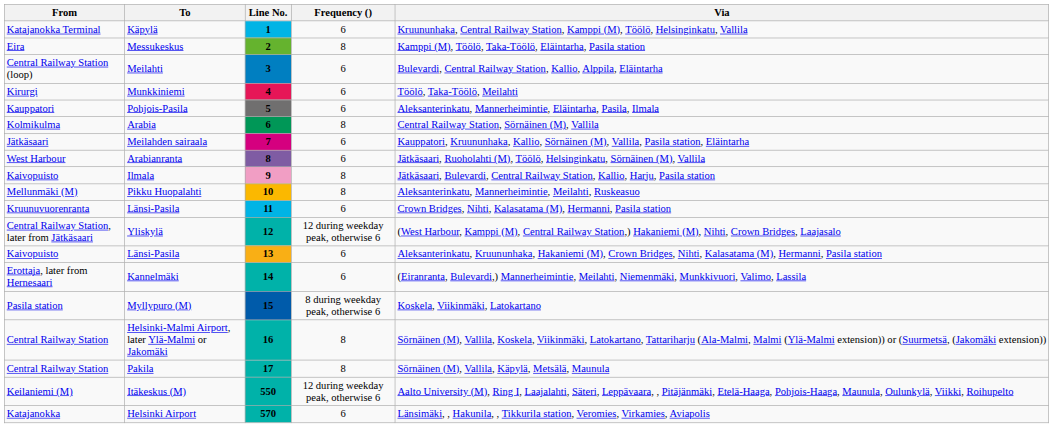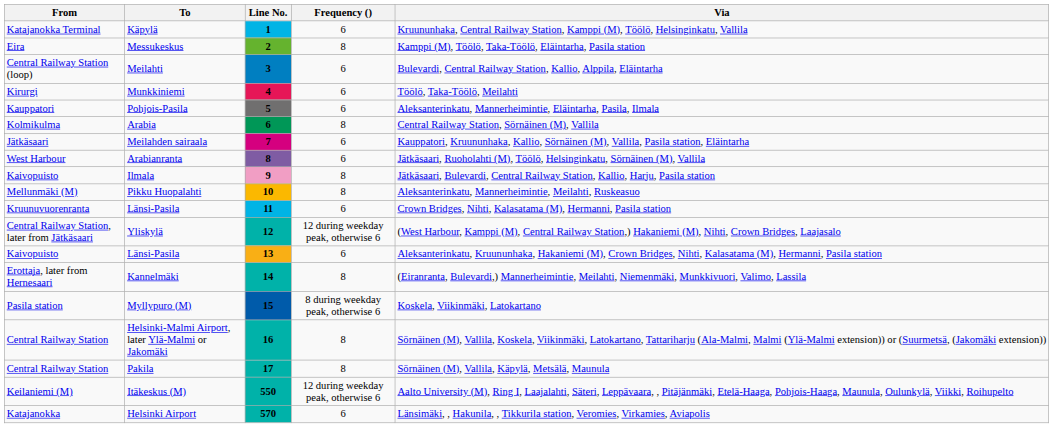(343, 277) 6 -> (343, 277) 8
